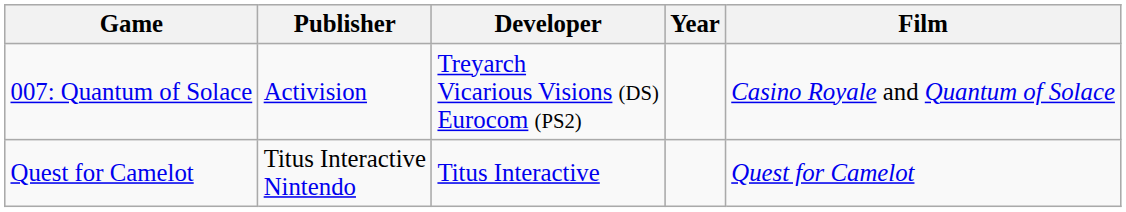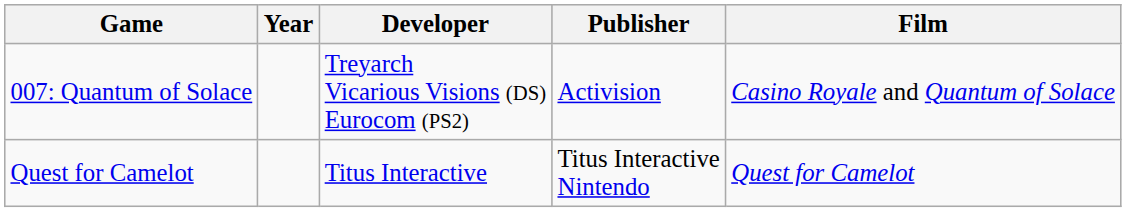columns swapped: (695, 24) <-> (345, 24)
